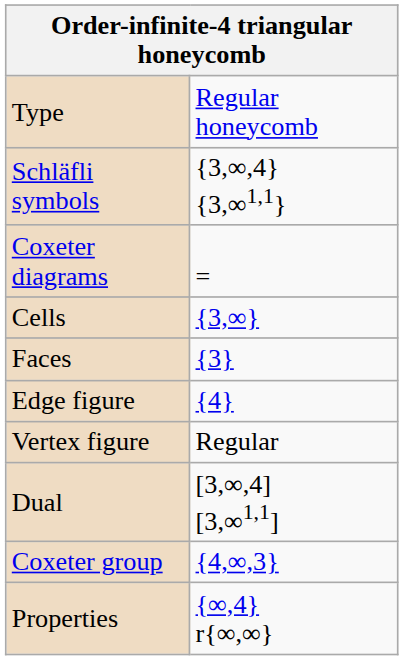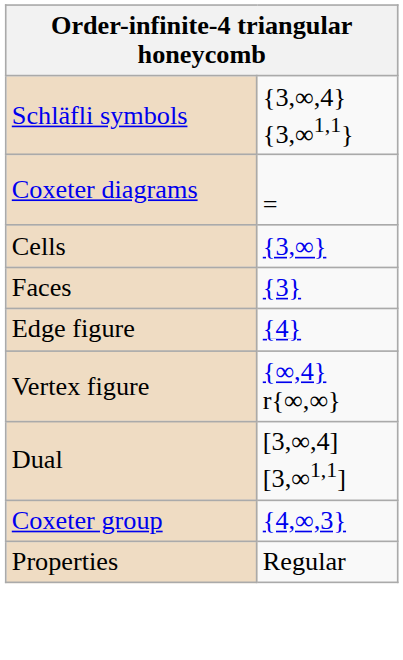- row: (38, 111)
(237, 442) Regular -> (302, 385) {∞,4} r{∞,∞}
(234, 618) {∞,4} r{∞,∞} -> (304, 561) Regular
